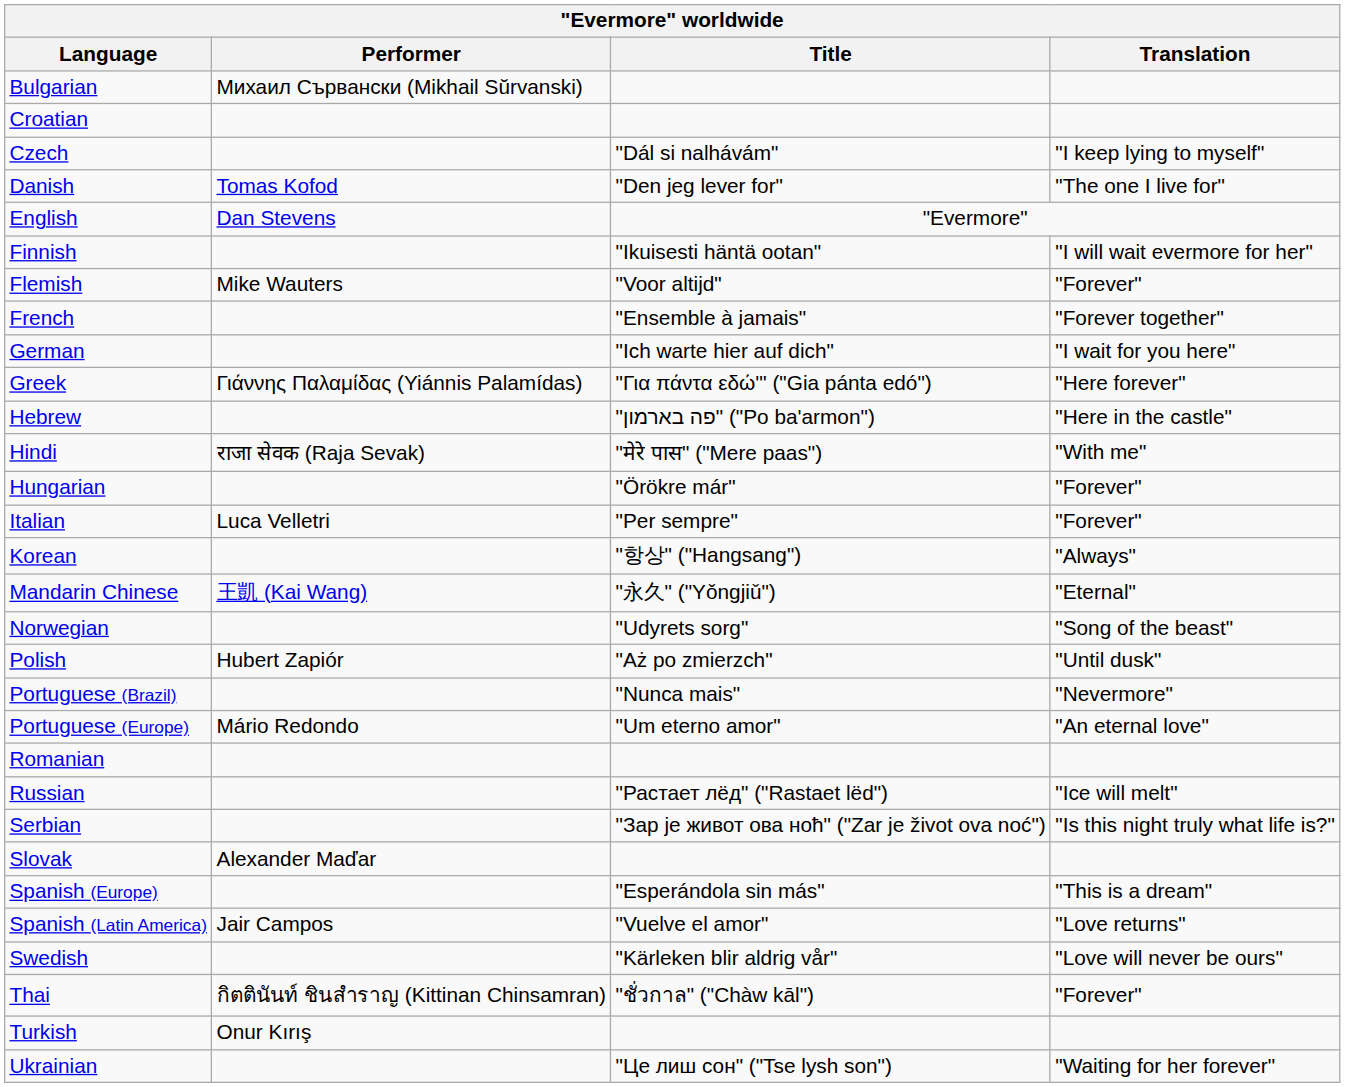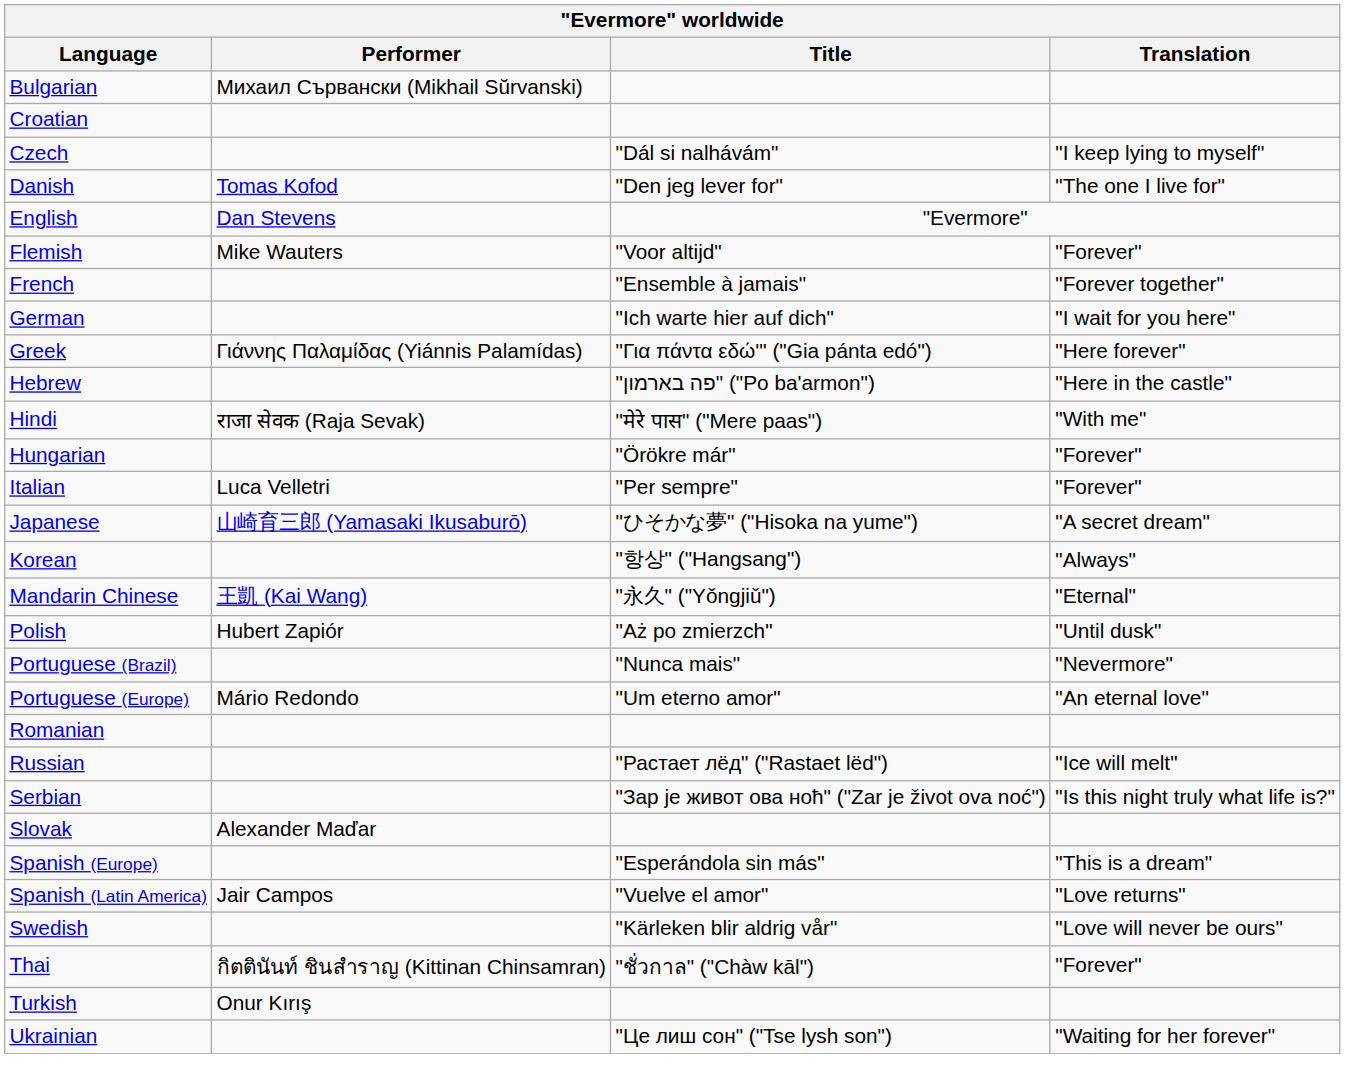- row: (43, 251)
+ row: (55, 522)
- row: (59, 627)
